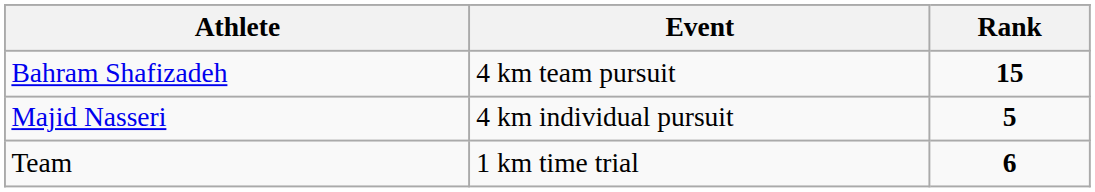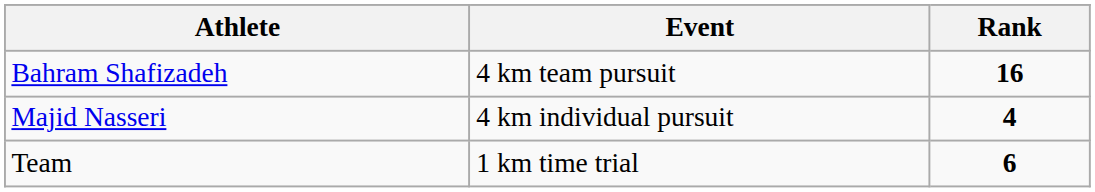(1010, 72) 15 -> (1010, 72) 16
(1010, 118) 5 -> (1010, 118) 4
